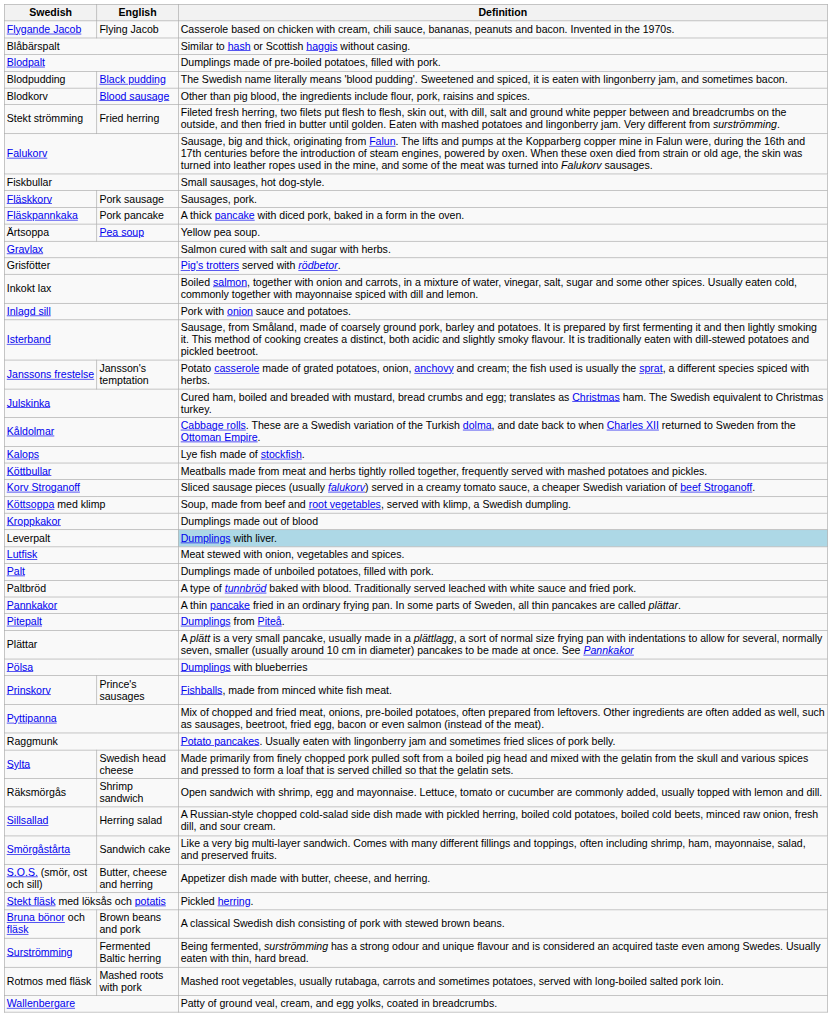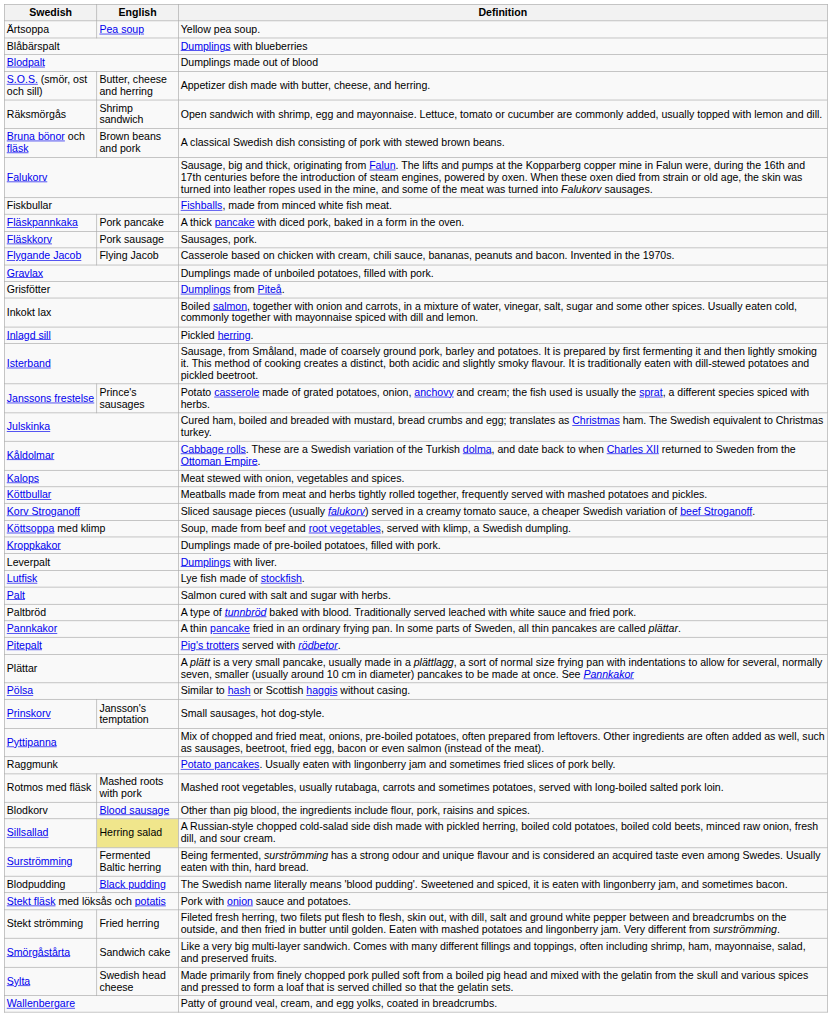rows swapped: (28, 232) <-> (44, 29)
(295, 46) Similar to hash or Scottish haggis without casing. -> (244, 46) Dumplings with blueberries
(311, 63) Dumplings made of pre-boiled potatoes, filled with pork. -> (249, 63) Dumplings made out of blood
rows swapped: (36, 79) <-> (47, 878)
rows swapped: (27, 96) <-> (36, 792)
rows swapped: (46, 924) <-> (45, 119)
(253, 182) Small sausages, hot dog-style. -> (286, 206) Fishballs, made from minced white fish meat.
rows swapped: (29, 199) <-> (42, 215)
(286, 249) Salmon cured with salt and sugar with herbs. -> (307, 273) Dumplings made of unboiled potatoes, filled with pork.
(261, 266) Pig's trotters served with rödbetor. -> (233, 289) Dumplings from Piteå.
(266, 311) Pork with onion sauce and potatoes. -> (217, 335) Pickled herring.
(124, 374) Jansson's temptation -> (122, 398) Prince's sausages
(243, 454) Lye fish made of stockfish. -> (293, 478) Meat stewed with onion, vegetables and spices.
(249, 521) Dumplings made out of blood -> (311, 545) Dumplings made of pre-boiled potatoes, filled with pork.
(229, 538) lightblue background -> (229, 562) no background
(293, 555) Meat stewed with onion, vegetables and spices. -> (243, 578) Lye fish made of stockfish.
(307, 571) Dumplings made of unboiled potatoes, filled with pork. -> (286, 595) Salmon cured with salt and sugar with herbs.
(233, 622) Dumplings from Piteå. -> (261, 645) Pig's trotters served with rödbetor.
(244, 667) Dumplings with blueberries -> (295, 691) Similar to hash or Scottish haggis without casing.
(122, 690) Prince's sausages -> (124, 714) Jansson's temptation
(286, 690) Fishballs, made from minced white fish meat. -> (253, 714) Small sausages, hot dog-style.
rows swapped: (49, 981) <-> (19, 764)
(131, 821) no background -> (131, 833) khaki background
rows swapped: (38, 850) <-> (40, 952)
(217, 901) Pickled herring. -> (266, 901) Pork with onion sauce and potatoes.
